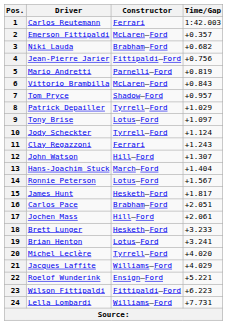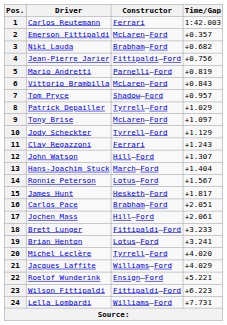(136, 120) Lotus–Ford -> (140, 120) McLaren–Ford
(198, 132) +1.124 -> (198, 132) +1.129
(140, 230) Hesketh–Ford -> (147, 230) Fittipaldi–Ford
